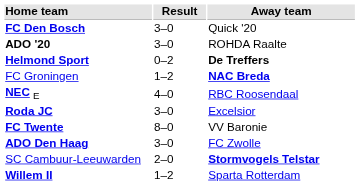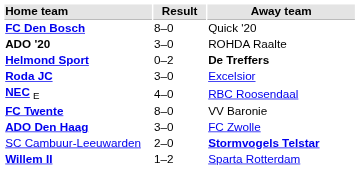(164, 28) 3–0 -> (164, 28) 8–0
- row: (42, 76)
rows swapped: (29, 111) <-> (22, 94)
